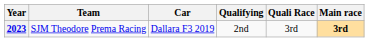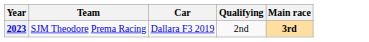- column: (291, 12)
